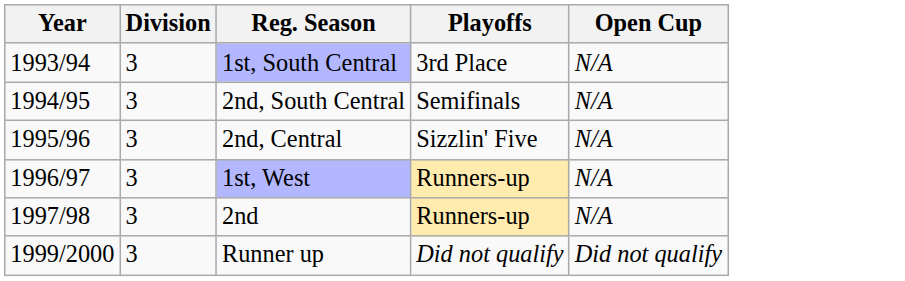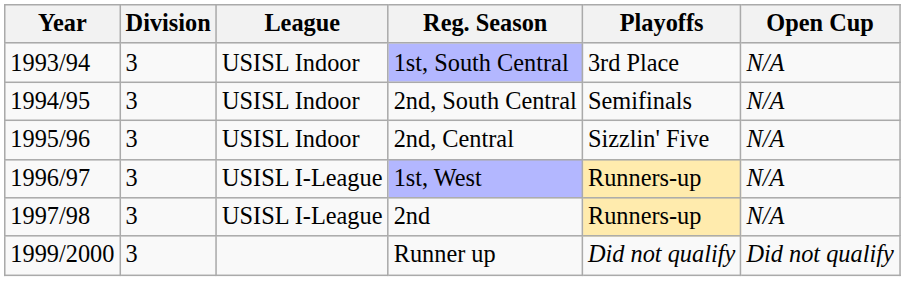+ column: (302, 23)
